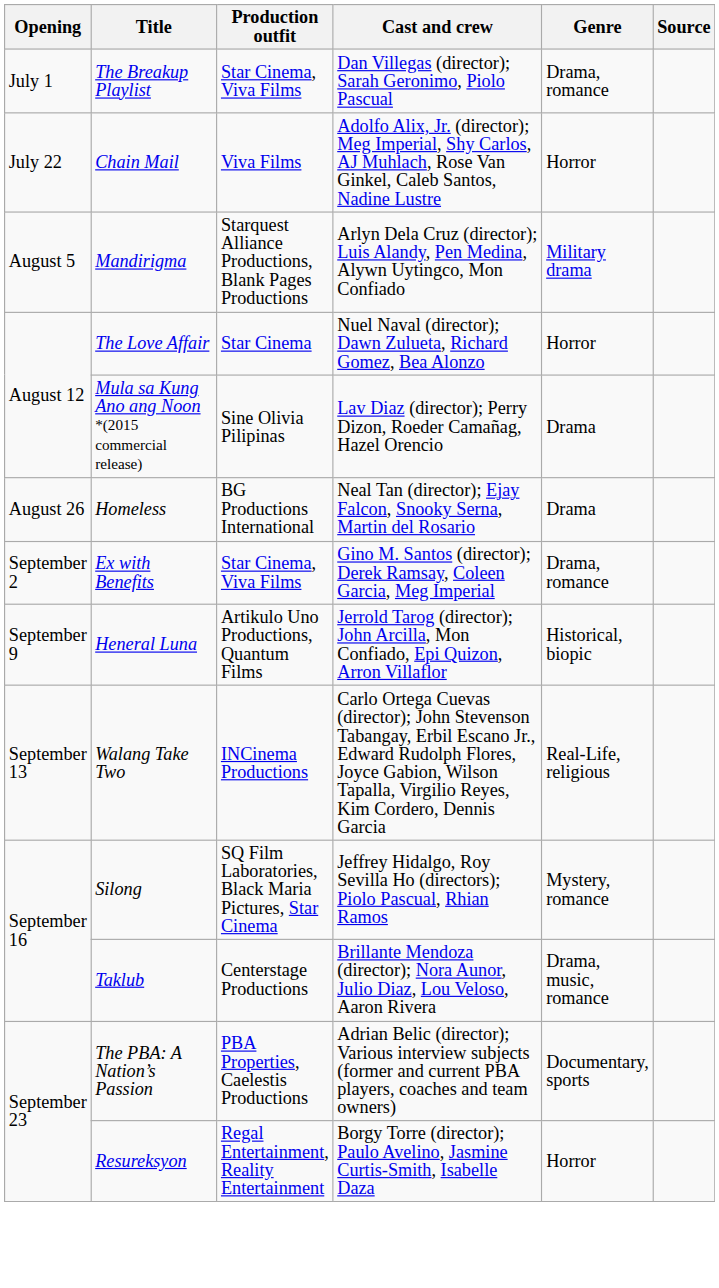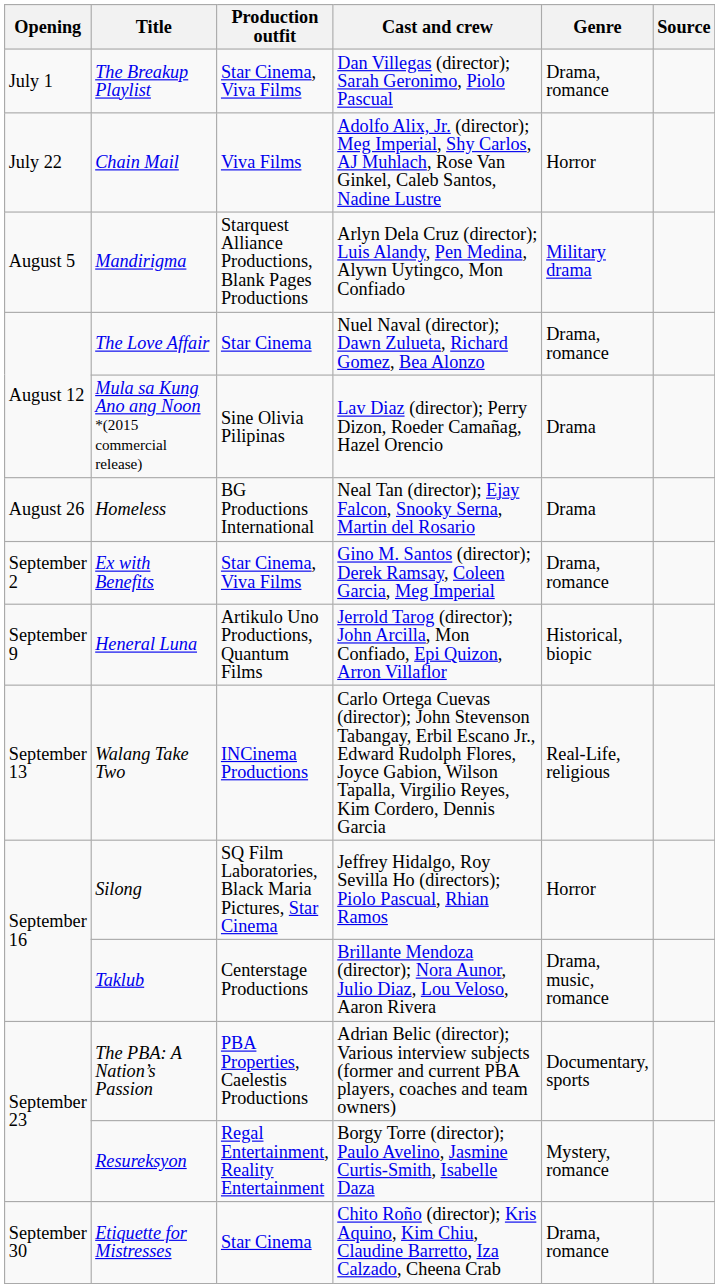(571, 343) Horror -> (578, 343) Drama, romance
(578, 889) Mystery, romance -> (571, 889) Horror
(571, 1161) Horror -> (578, 1161) Mystery, romance
+ row: (141, 1242)
